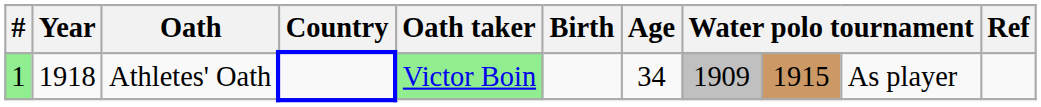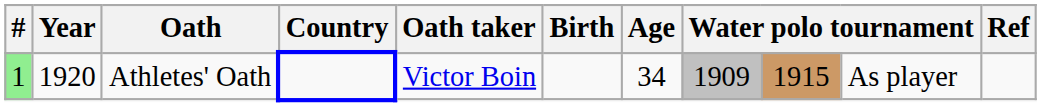(67, 75) 1918 -> (67, 75) 1920
(469, 75) lightgreen background -> (469, 75) no background
